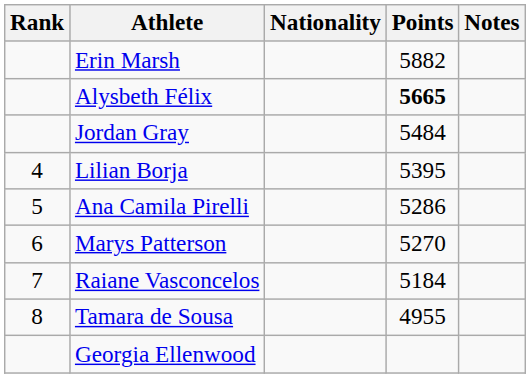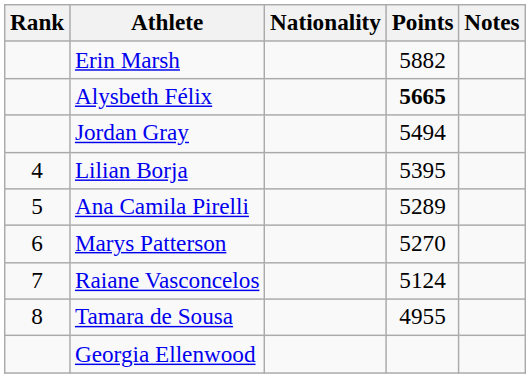(423, 133) 5484 -> (423, 133) 5494
(423, 206) 5286 -> (423, 206) 5289
(423, 280) 5184 -> (423, 280) 5124
